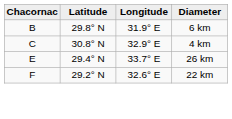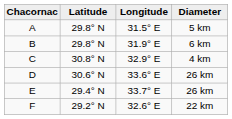+ row: (32, 28)
+ row: (32, 75)
